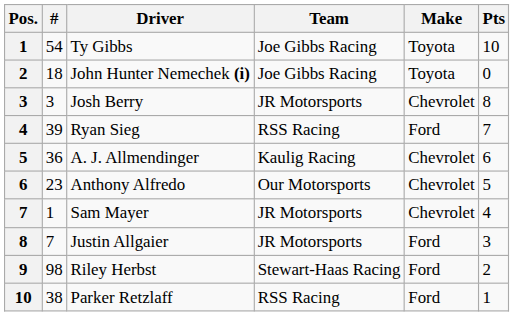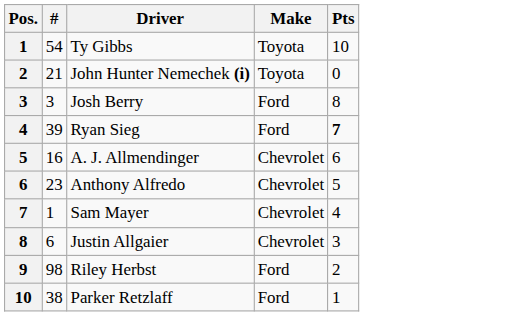- column: (329, 18)
(54, 74) 18 -> (54, 74) 21
(442, 102) Chevrolet -> (274, 102) Ford
(487, 129) normal -> (336, 129) bold
(54, 157) 36 -> (54, 157) 16
(50, 241) 7 -> (50, 241) 6
(424, 241) Ford -> (291, 241) Chevrolet
